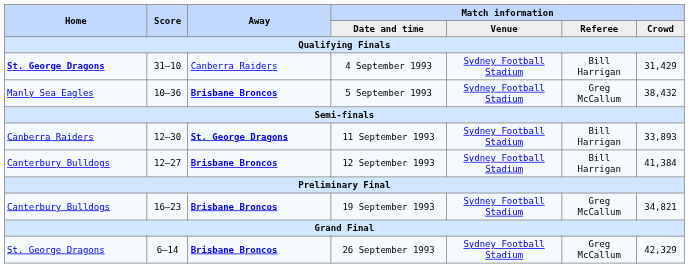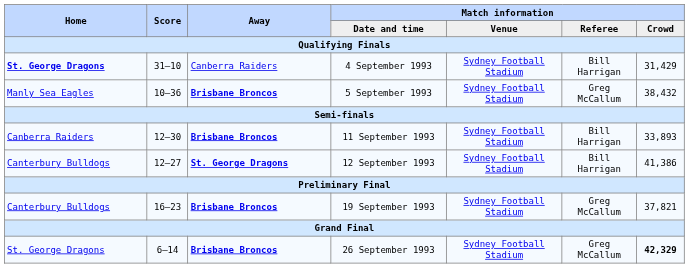(239, 136) St. George Dragons -> (234, 136) Brisbane Broncos
(234, 163) Brisbane Broncos -> (239, 163) St. George Dragons
(660, 163) 41,384 -> (660, 163) 41,386
(660, 207) 34,821 -> (660, 207) 37,821
(660, 250) normal -> (660, 250) bold
